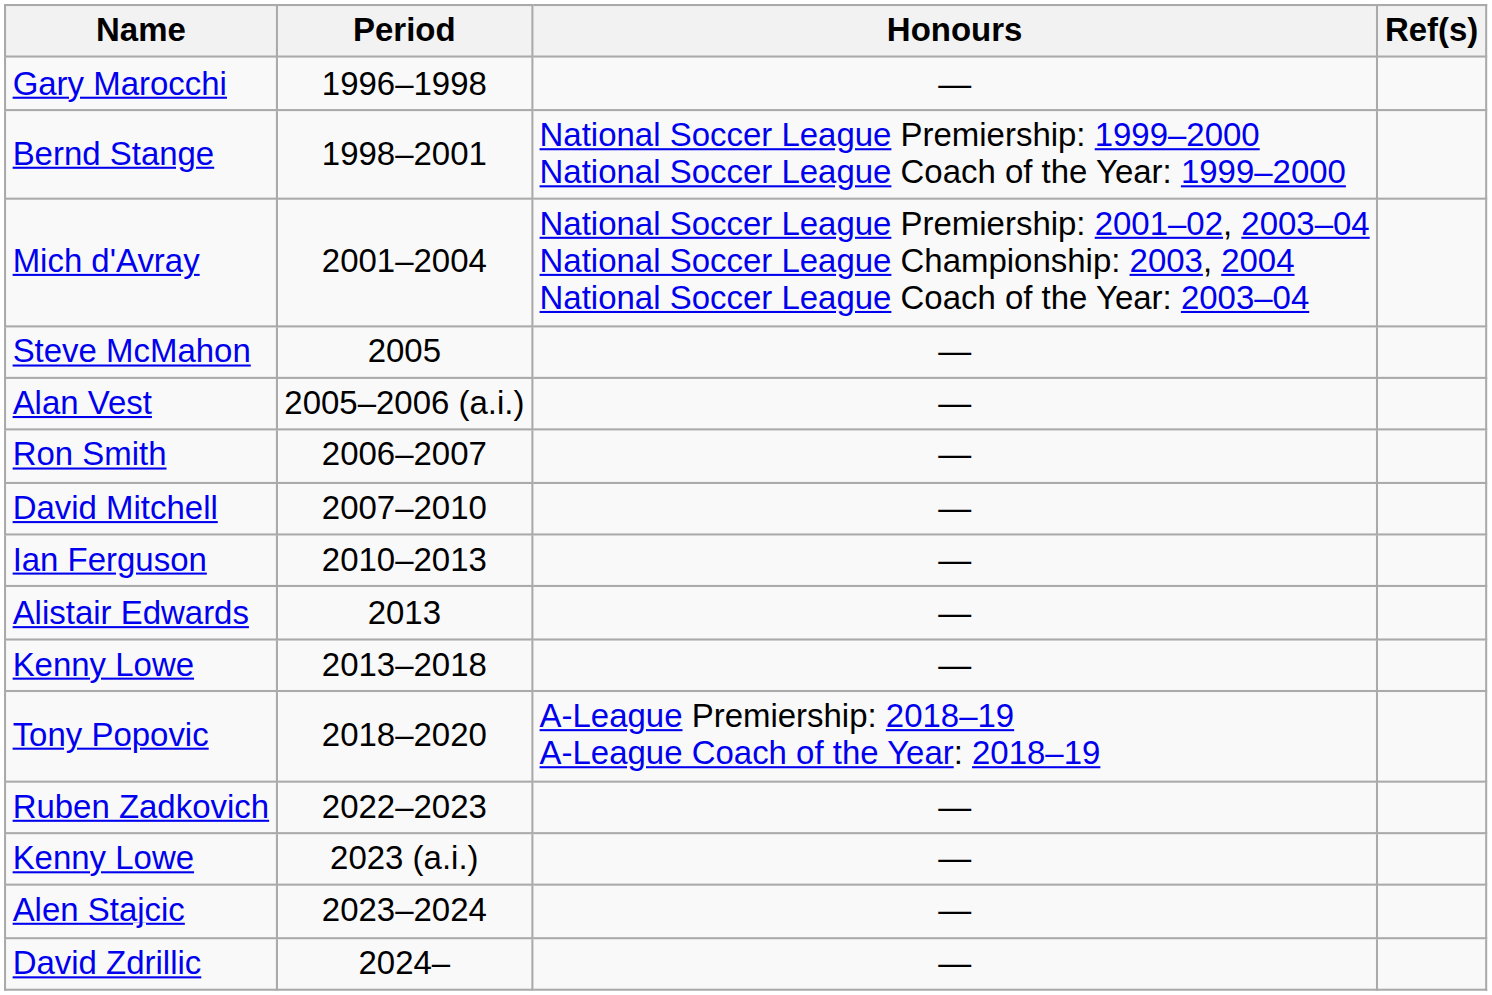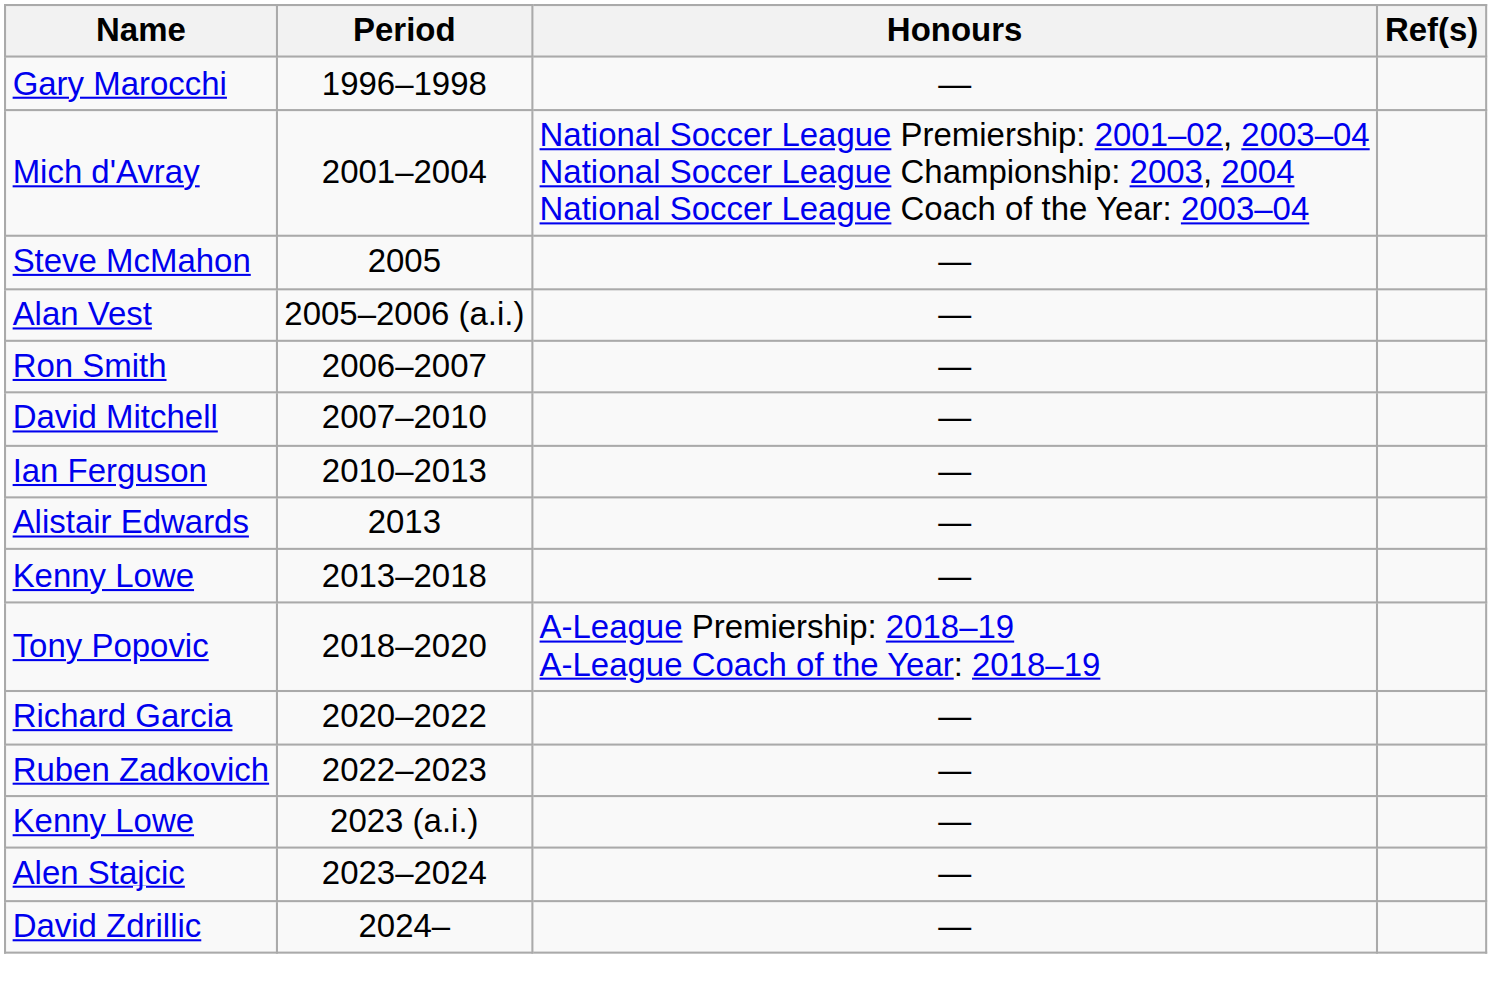- row: (113, 153)
+ row: (123, 716)
